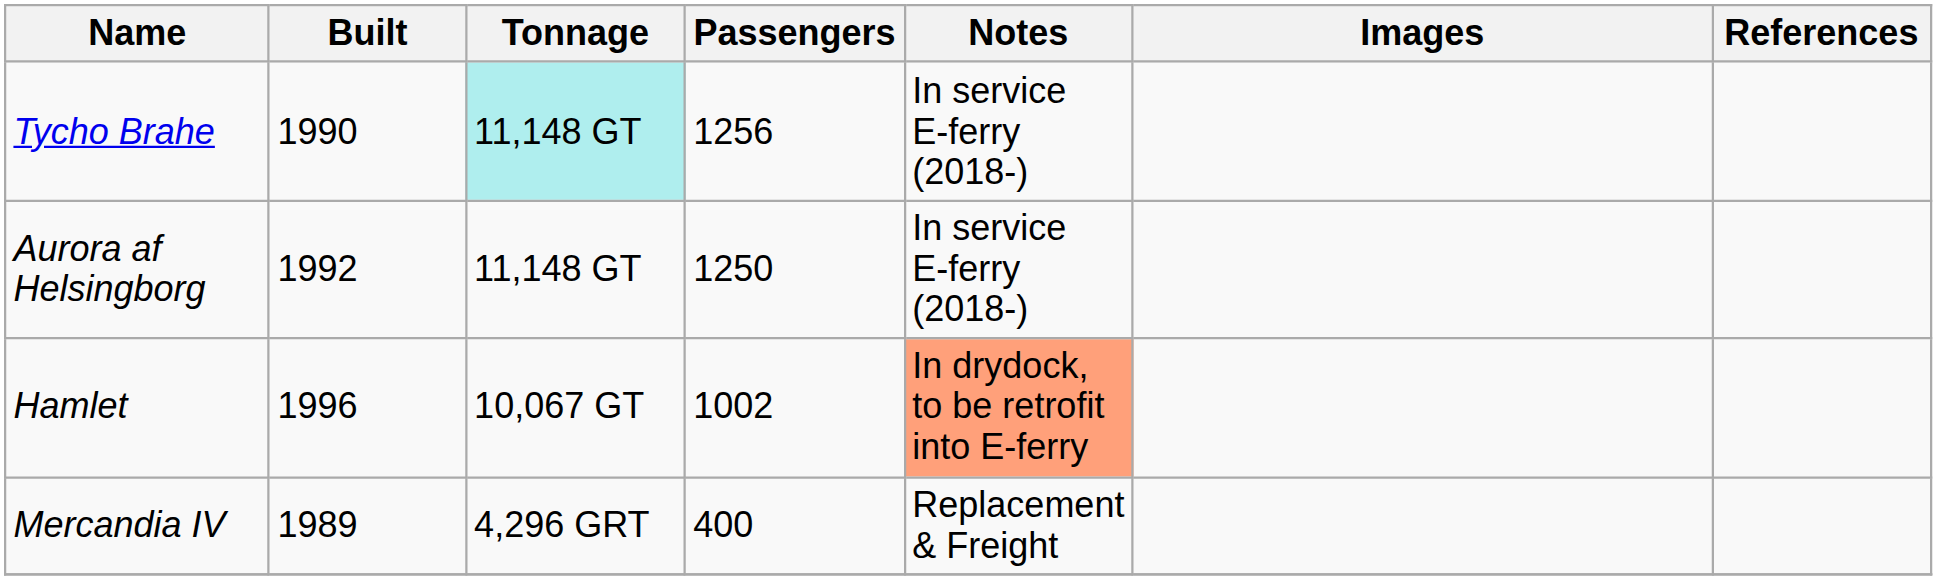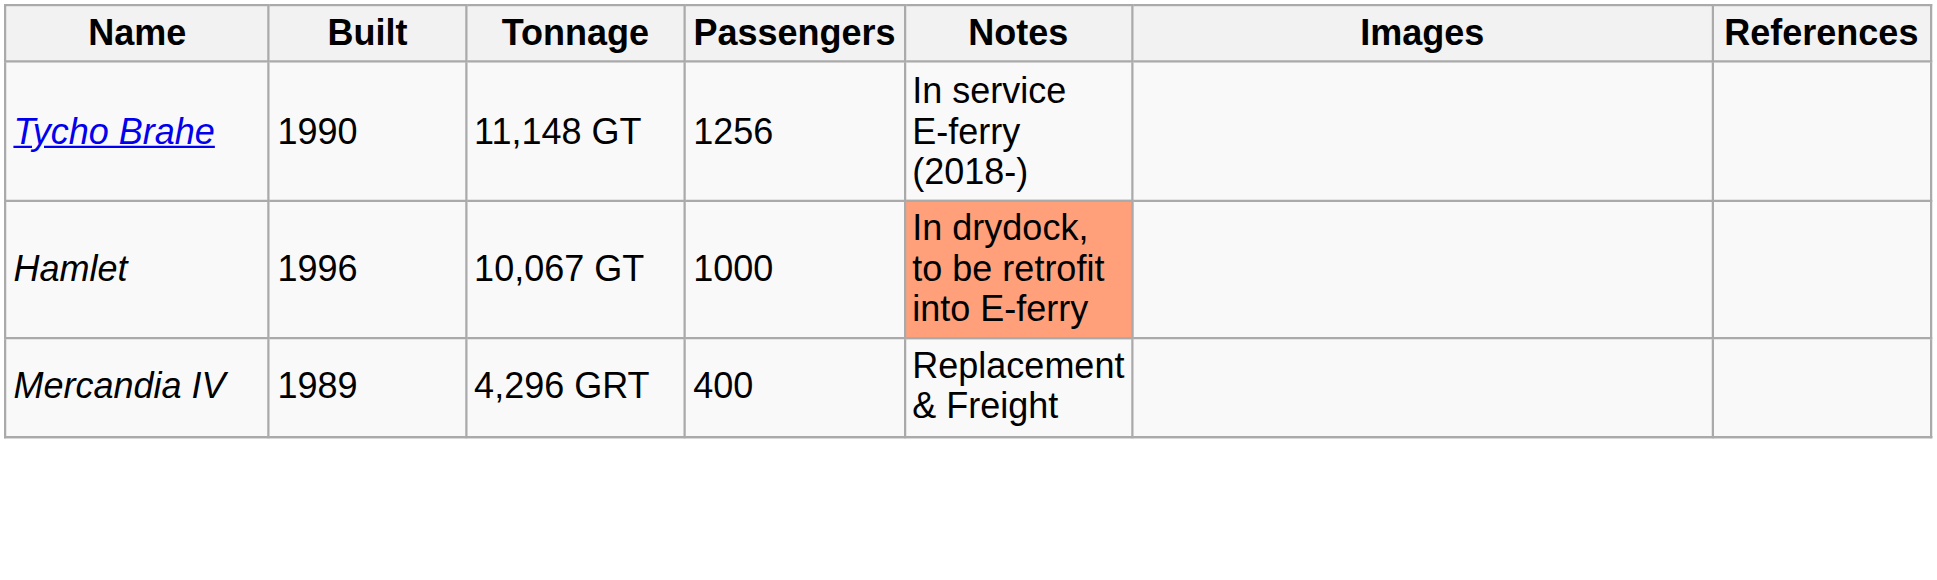(558, 130) paleturquoise background -> (558, 130) no background
- row: (109, 268)
(733, 406) 1002 -> (733, 268) 1000
